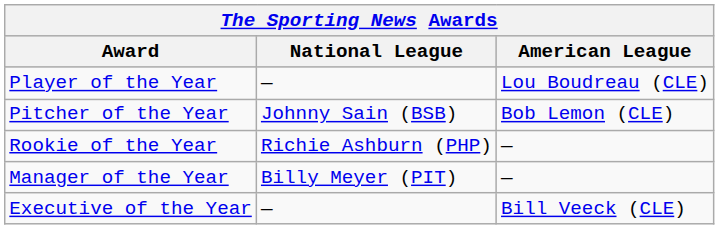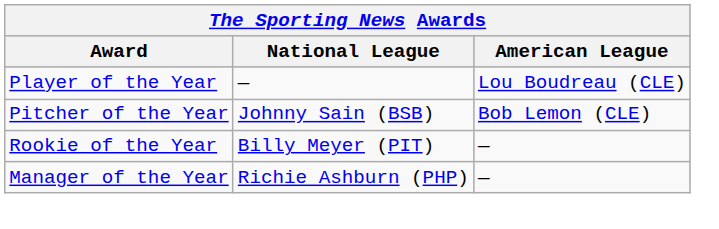(376, 146) Richie Ashburn (PHP) -> (336, 146) Billy Meyer (PIT)
(359, 177) Billy Meyer (PIT) -> (353, 177) Richie Ashburn (PHP)
- row: (131, 209)
